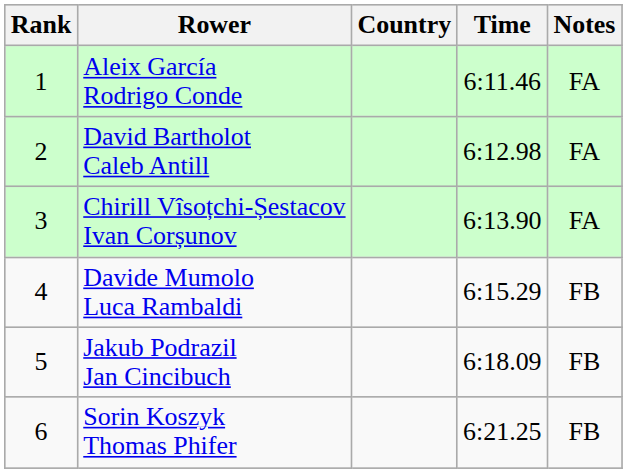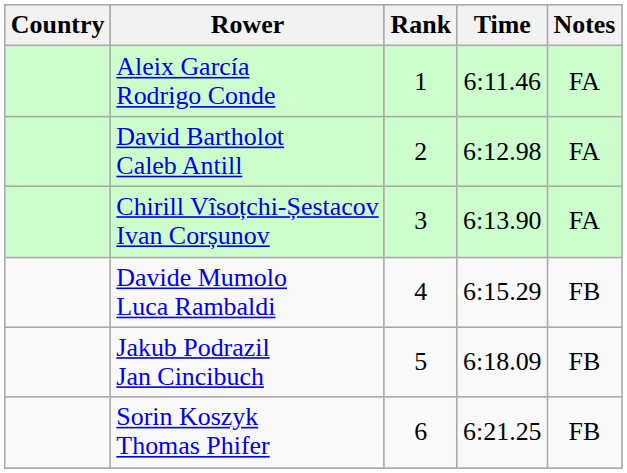columns swapped: (41, 25) <-> (404, 25)
